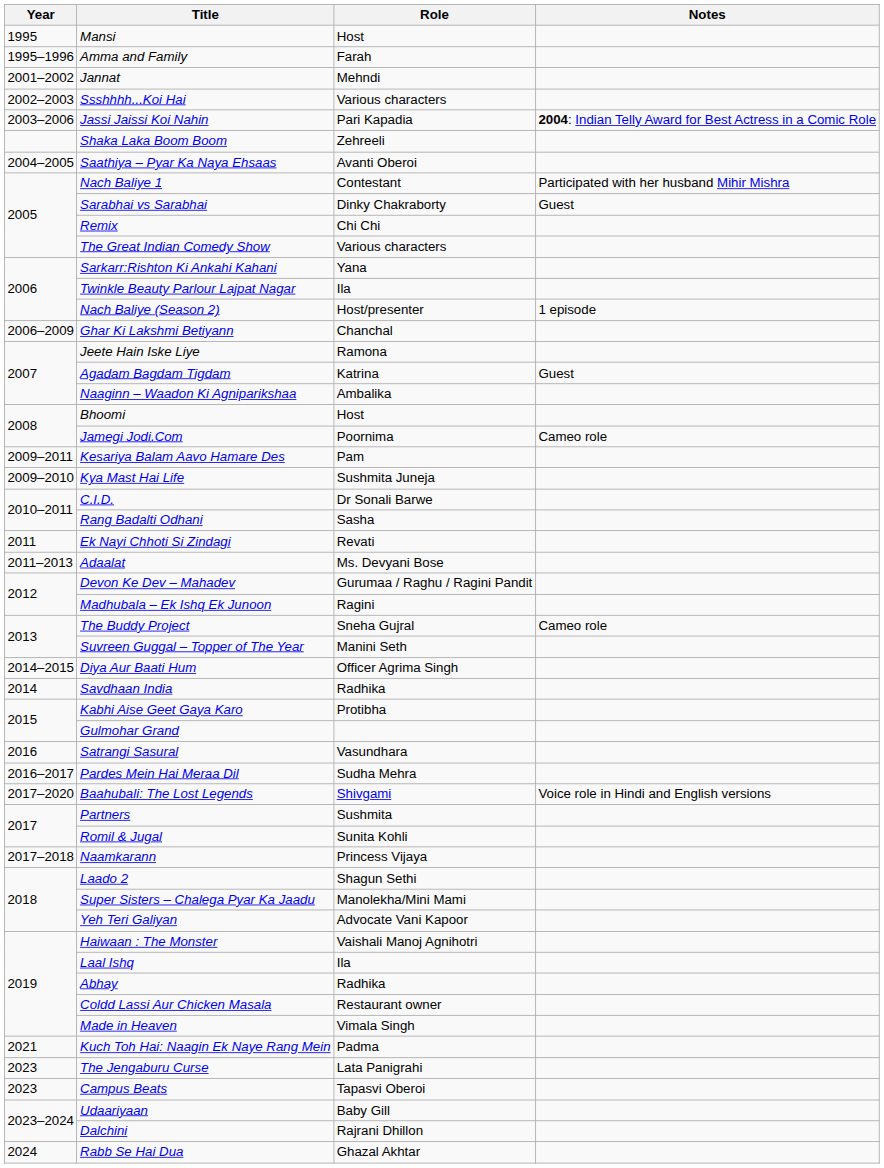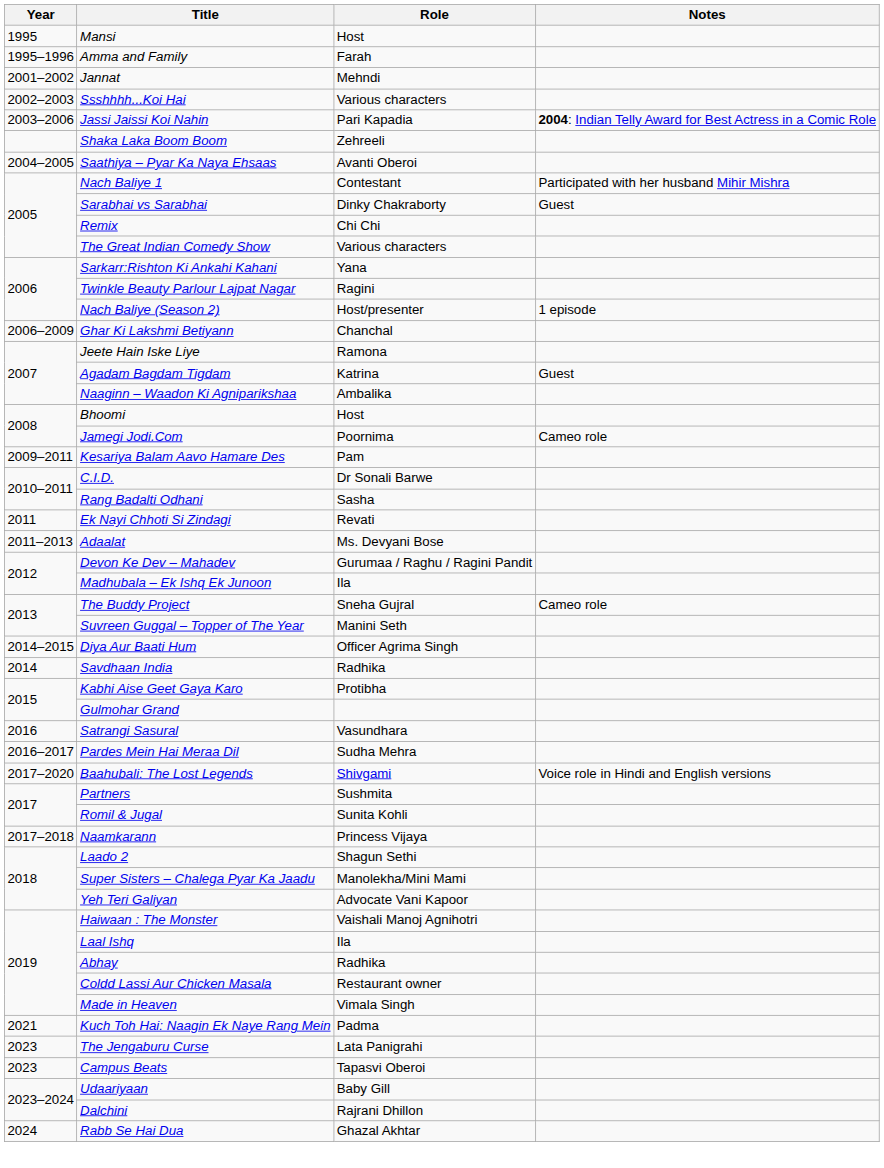(344, 288) Ila -> (356, 288) Ragini
- row: (132, 478)
(356, 604) Ragini -> (344, 583) Ila
